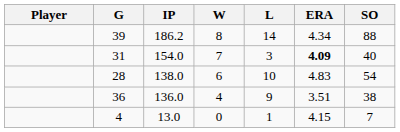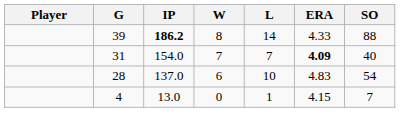(169, 35) normal -> (169, 35) bold
(319, 35) 4.34 -> (319, 35) 4.33
(269, 55) 3 -> (269, 55) 7
(169, 76) 138.0 -> (169, 76) 137.0
- row: (119, 96)
